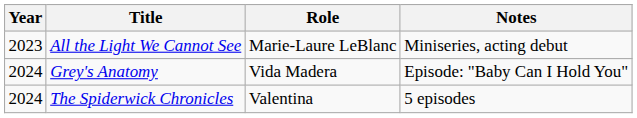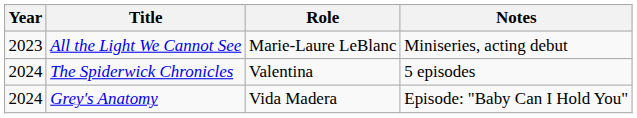rows swapped: (104, 71) <-> (142, 98)
